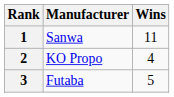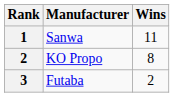(151, 59) 4 -> (151, 59) 8
(151, 80) 5 -> (151, 80) 2
